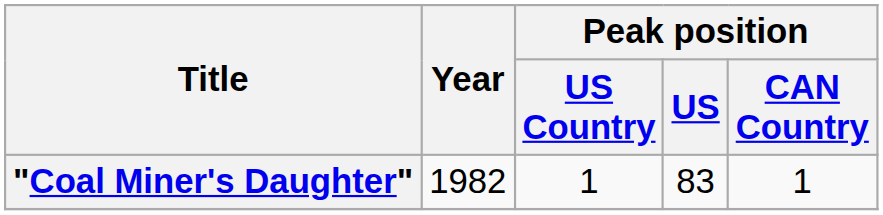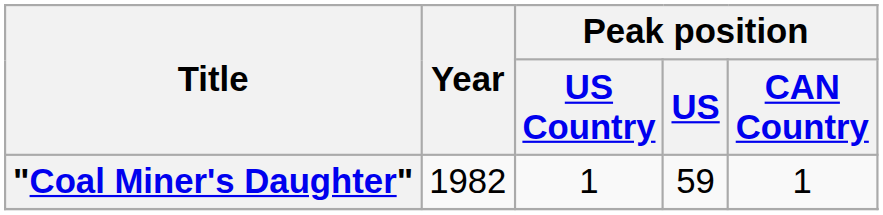(696, 181) 83 -> (696, 181) 59
